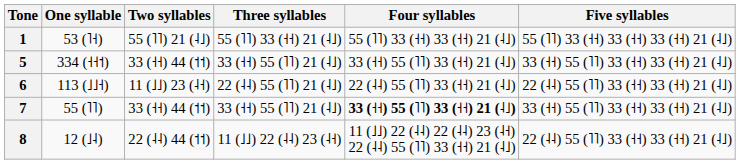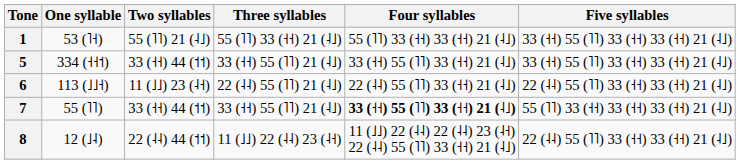(627, 39) 55 (˥˥) 33 (˧˧) 33 (˧˧) 33 (˧˧) 21 (˨˩) -> (627, 39) 33 (˧˧) 55 (˥˥) 33 (˧˧) 33 (˧˧) 21 (˨˩)
(627, 108) 33 (˧˧) 55 (˥˥) 33 (˧˧) 33 (˧˧) 21 (˨˩) -> (627, 108) 55 (˥˥) 33 (˧˧) 33 (˧˧) 33 (˧˧) 21 (˨˩)
